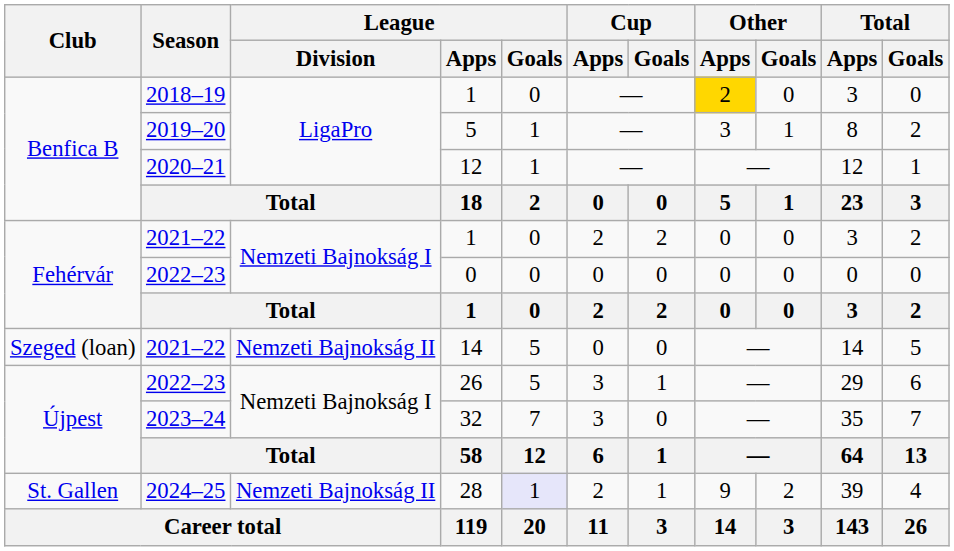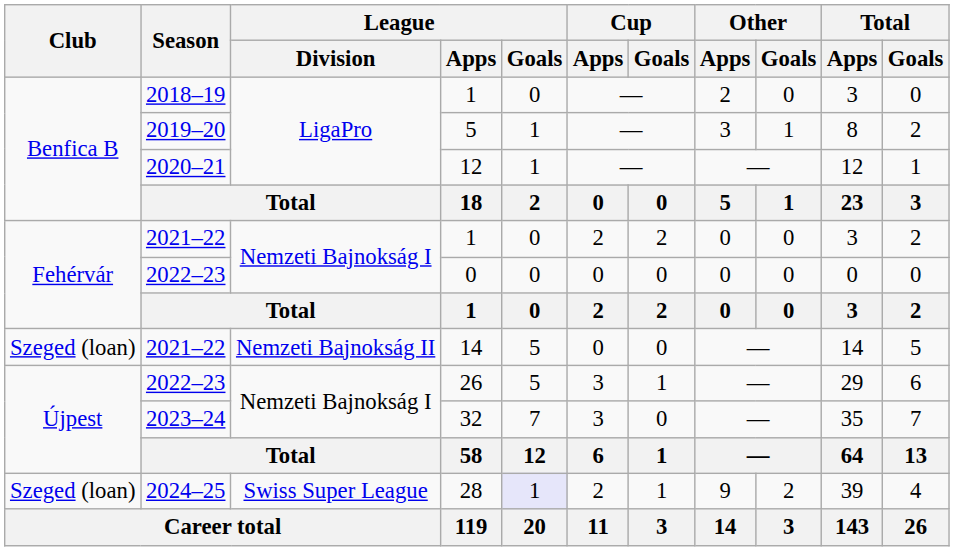(725, 94) gold background -> (725, 94) no background
(73, 490) St. Gallen -> (73, 490) Szeged (loan)
(336, 490) Nemzeti Bajnokság II -> (336, 490) Swiss Super League
